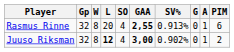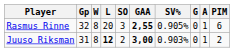(123, 26) 4 -> (123, 26) 3
(173, 26) 0.913% -> (173, 26) 0.905%
(84, 40) 32 -> (84, 40) 31
(123, 40) 4 -> (123, 40) 2
(173, 40) 0.902% -> (173, 40) 0.903%
